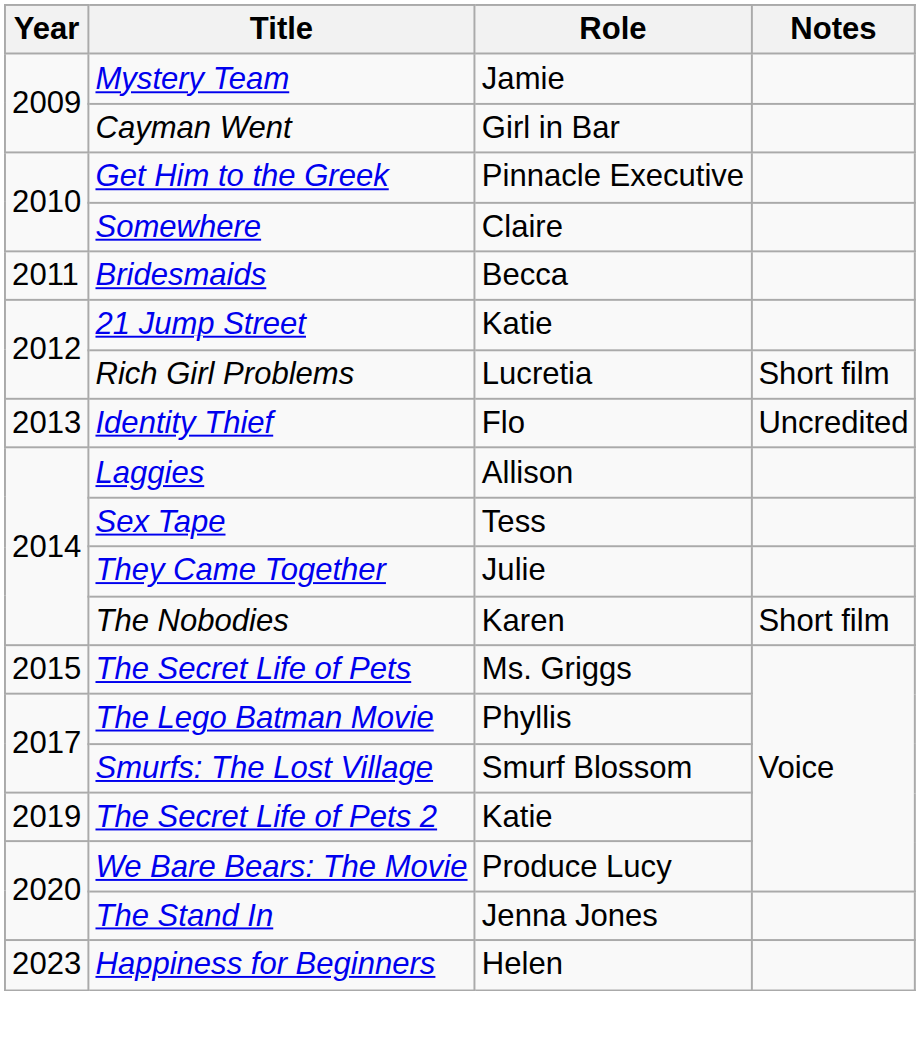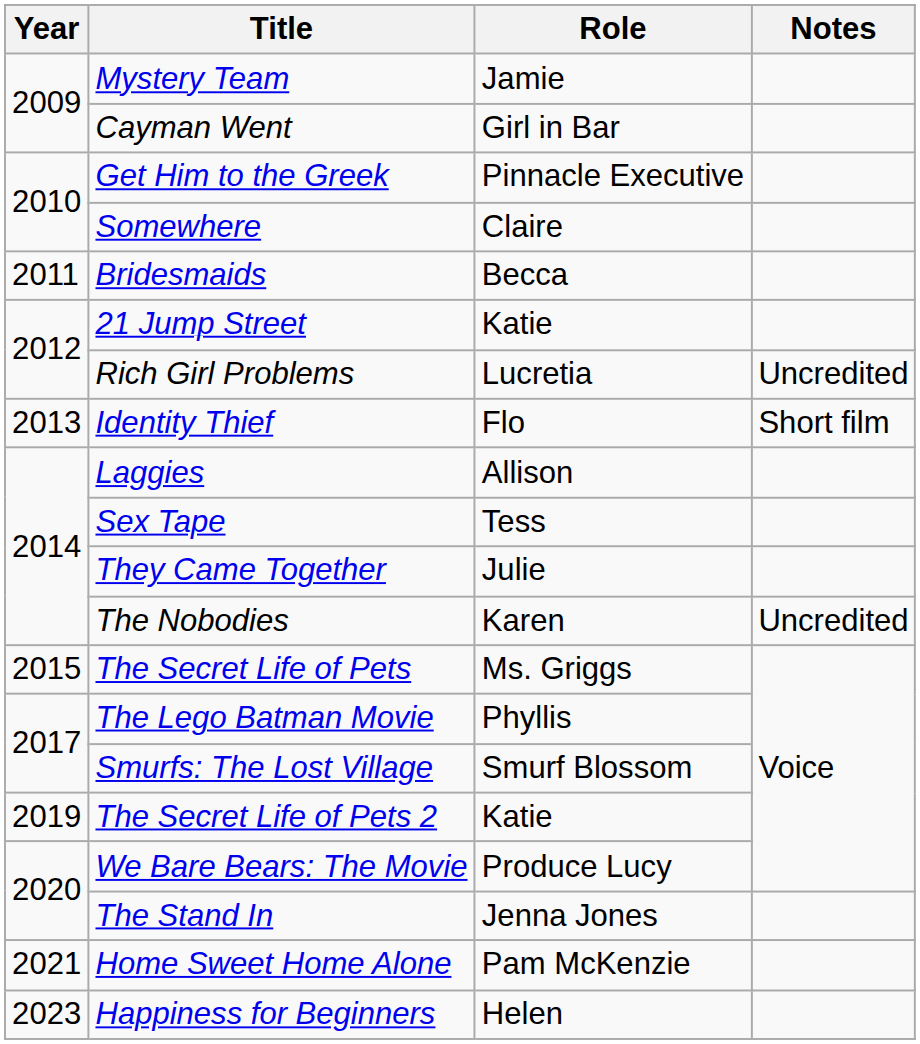(824, 373) Short film -> (833, 373) Uncredited
(833, 422) Uncredited -> (824, 422) Short film
(824, 619) Short film -> (833, 619) Uncredited
+ row: (273, 964)
